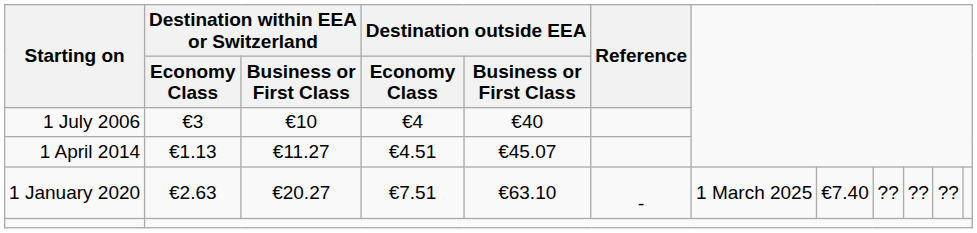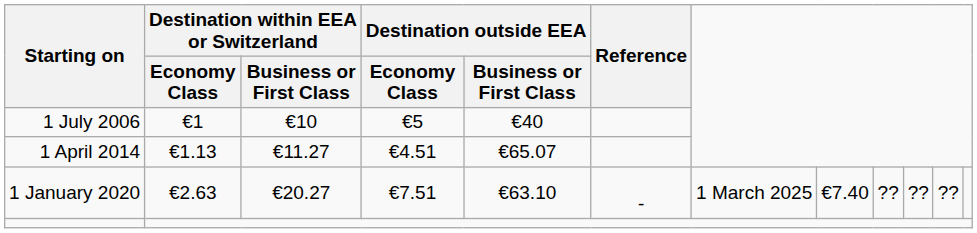(193, 122) €3 -> (193, 122) €1
(412, 122) €4 -> (412, 122) €5
(527, 152) €45.07 -> (527, 152) €65.07
